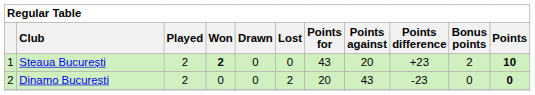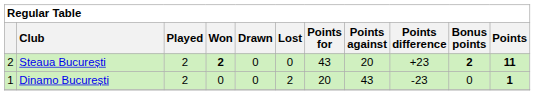(11, 62) 1 -> (11, 62) 2
(469, 62) normal -> (469, 62) bold
(510, 62) 10 -> (510, 62) 11
(11, 80) 2 -> (11, 80) 1
(510, 80) 0 -> (510, 80) 1
